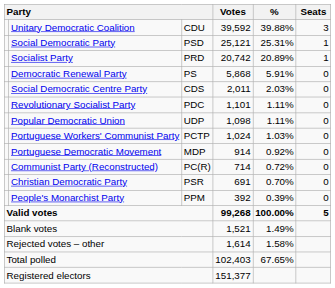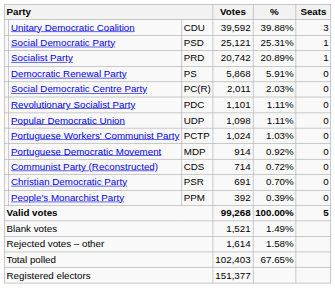(194, 89) CDS -> (197, 89) PC(R)
(197, 167) PC(R) -> (194, 167) CDS
